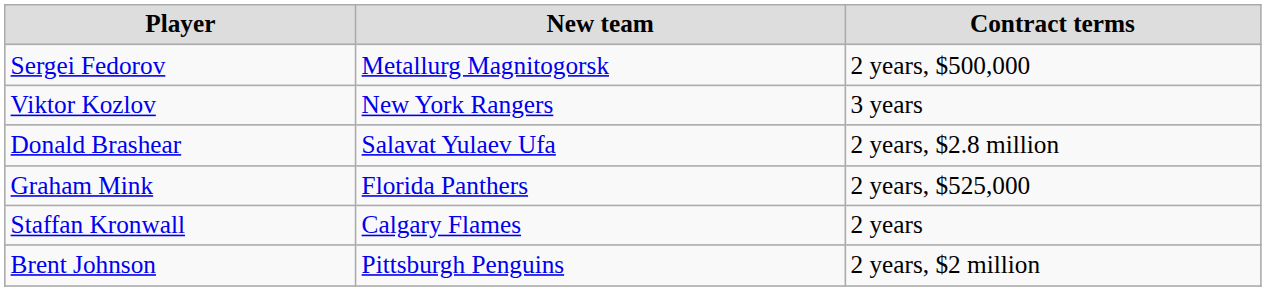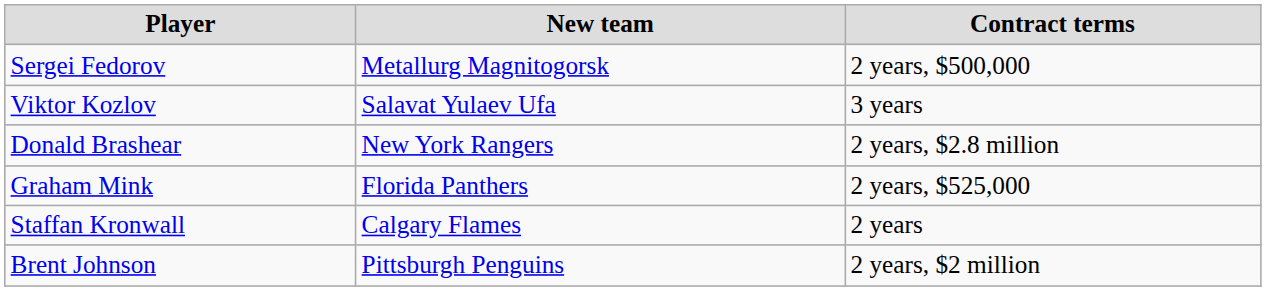(457, 104) New York Rangers -> (459, 104) Salavat Yulaev Ufa
(459, 144) Salavat Yulaev Ufa -> (457, 144) New York Rangers
